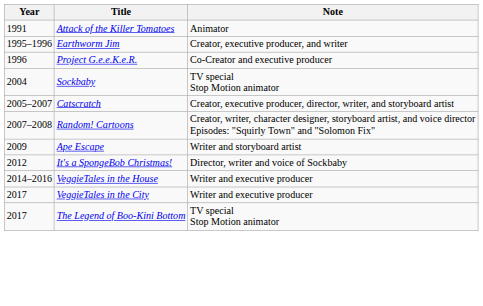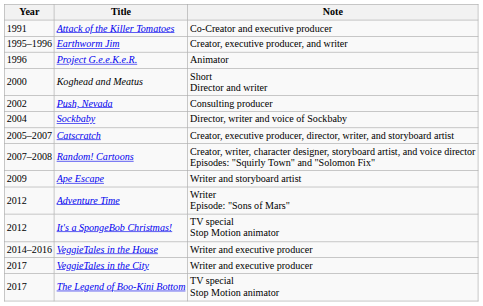(209, 28) Animator -> (261, 28) Co-Creator and executive producer
(261, 60) Co-Creator and executive producer -> (209, 60) Animator
+ row: (100, 82)
+ row: (85, 103)
(235, 82) TV special Stop Motion animator -> (269, 119) Director, writer and voice of Sockbaby
+ row: (88, 200)
(269, 163) Director, writer and voice of Sockbaby -> (235, 228) TV special Stop Motion animator
